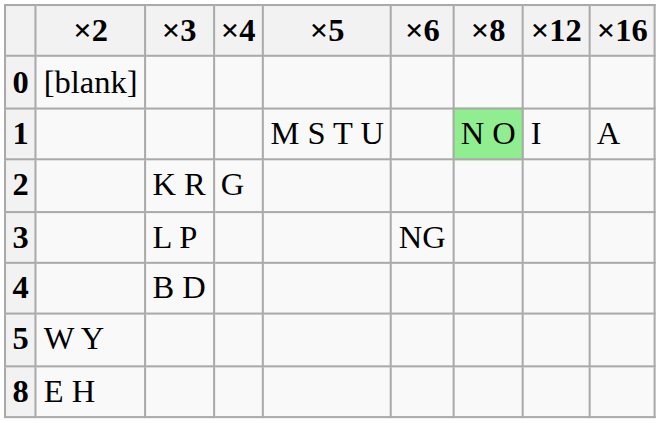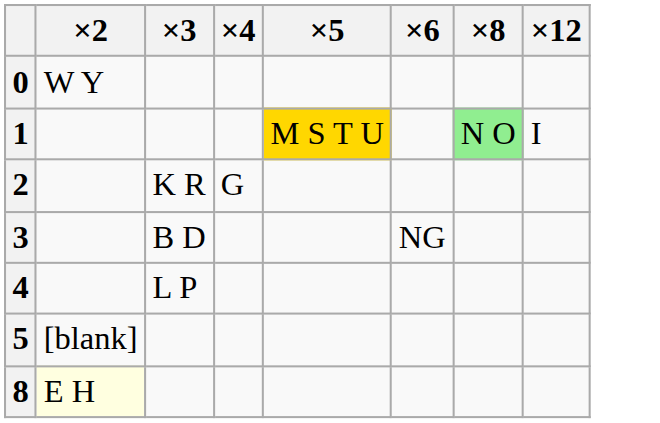- column: (622, 30)
(91, 81) [blank] -> (74, 81) W Y
(327, 133) no background -> (327, 133) gold background
(175, 236) L P -> (179, 236) B D
(179, 287) B D -> (175, 287) L P
(74, 339) W Y -> (91, 339) [blank]
(69, 390) no background -> (69, 390) lightyellow background
